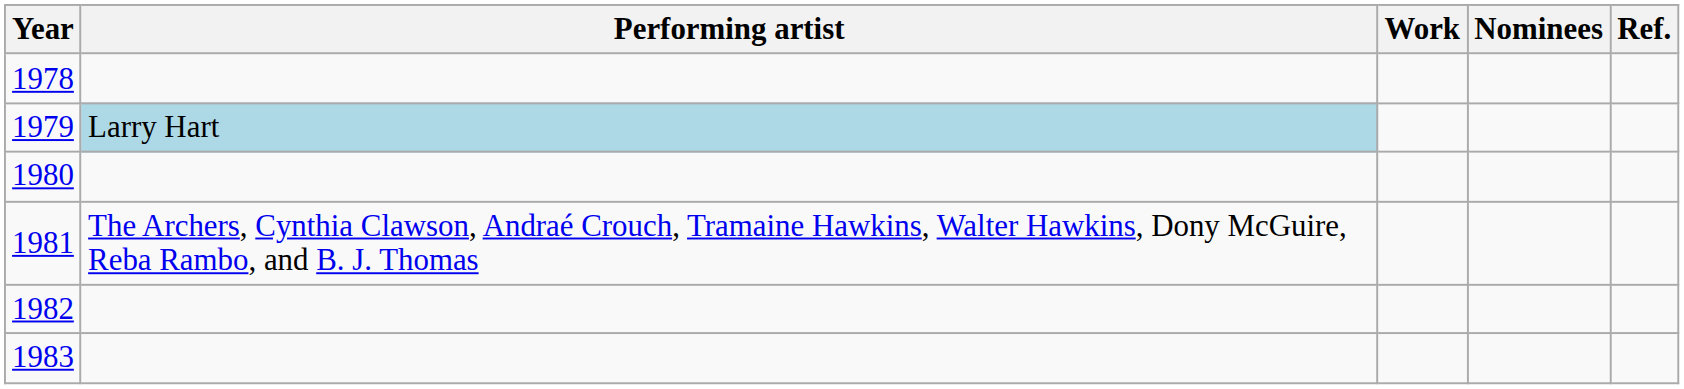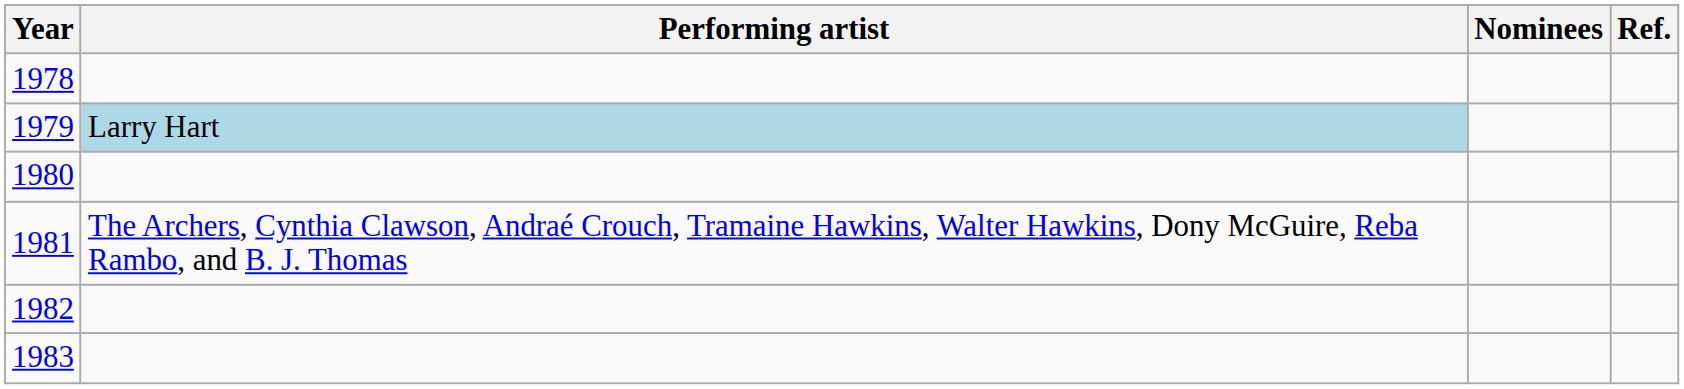- column: (1422, 28)
